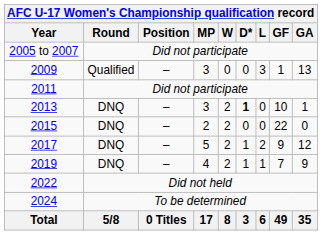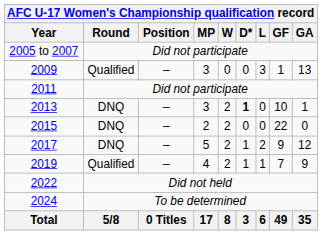(111, 164) DNQ -> (111, 164) Qualified
